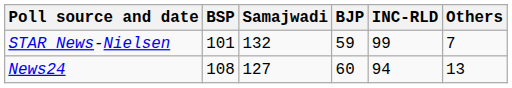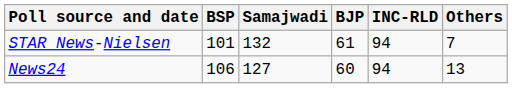(345, 43) 59 -> (345, 43) 61
(381, 43) 99 -> (381, 43) 94
(221, 69) 108 -> (221, 69) 106
